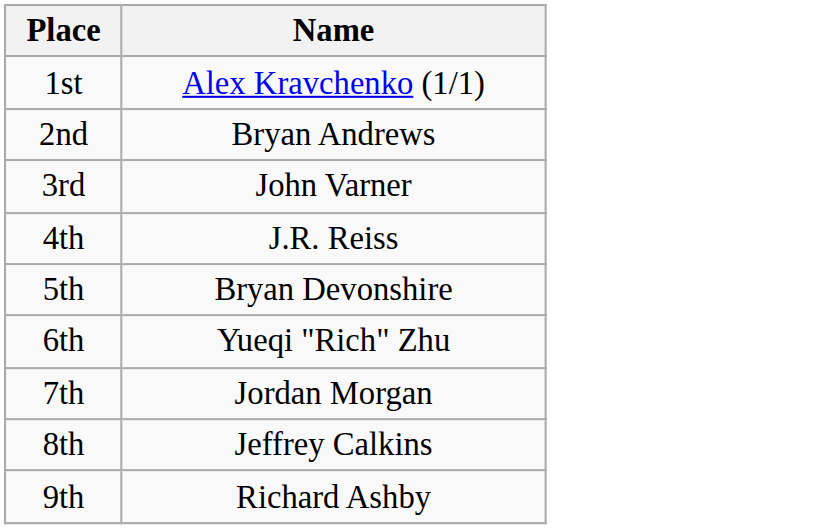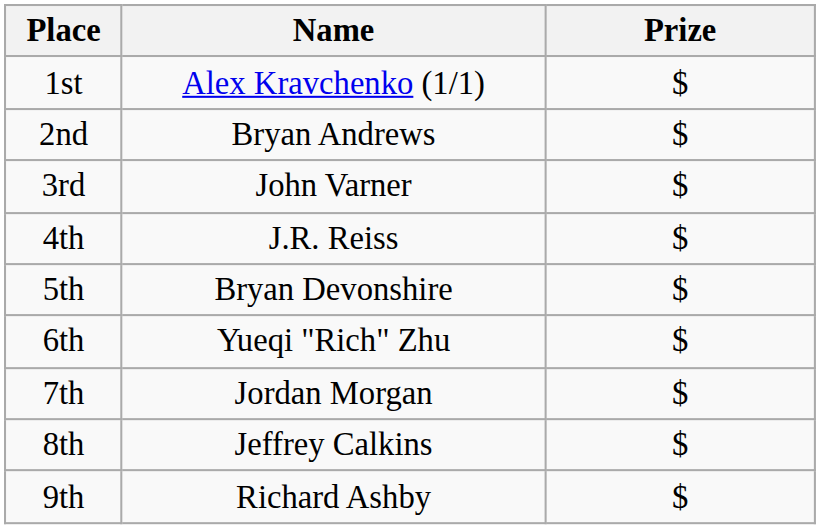+ column: (680, 30)
